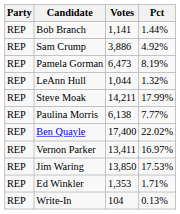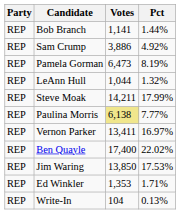(120, 115) no background -> (120, 115) khaki background
rows swapped: (66, 149) <-> (61, 132)
